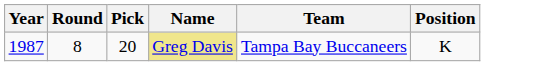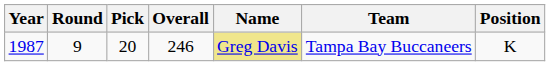+ column: (181, 18)
(77, 46) 8 -> (77, 46) 9
